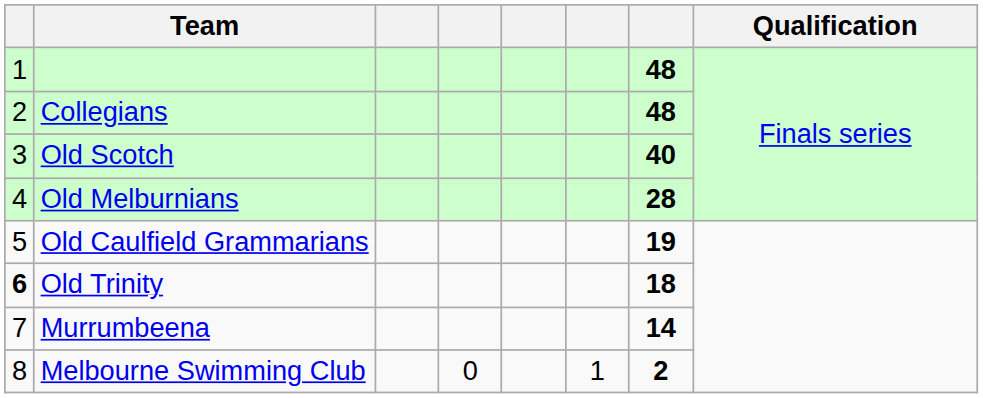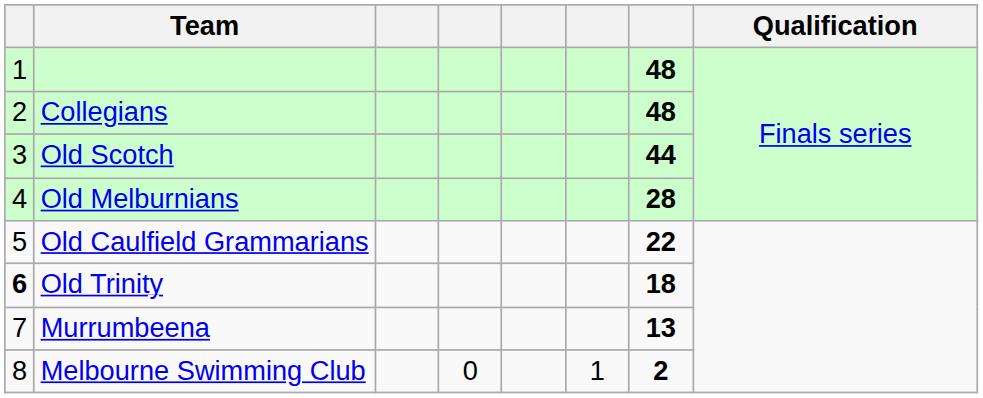(661, 155) 40 -> (661, 155) 44
(661, 241) 19 -> (661, 241) 22
(661, 328) 14 -> (661, 328) 13
